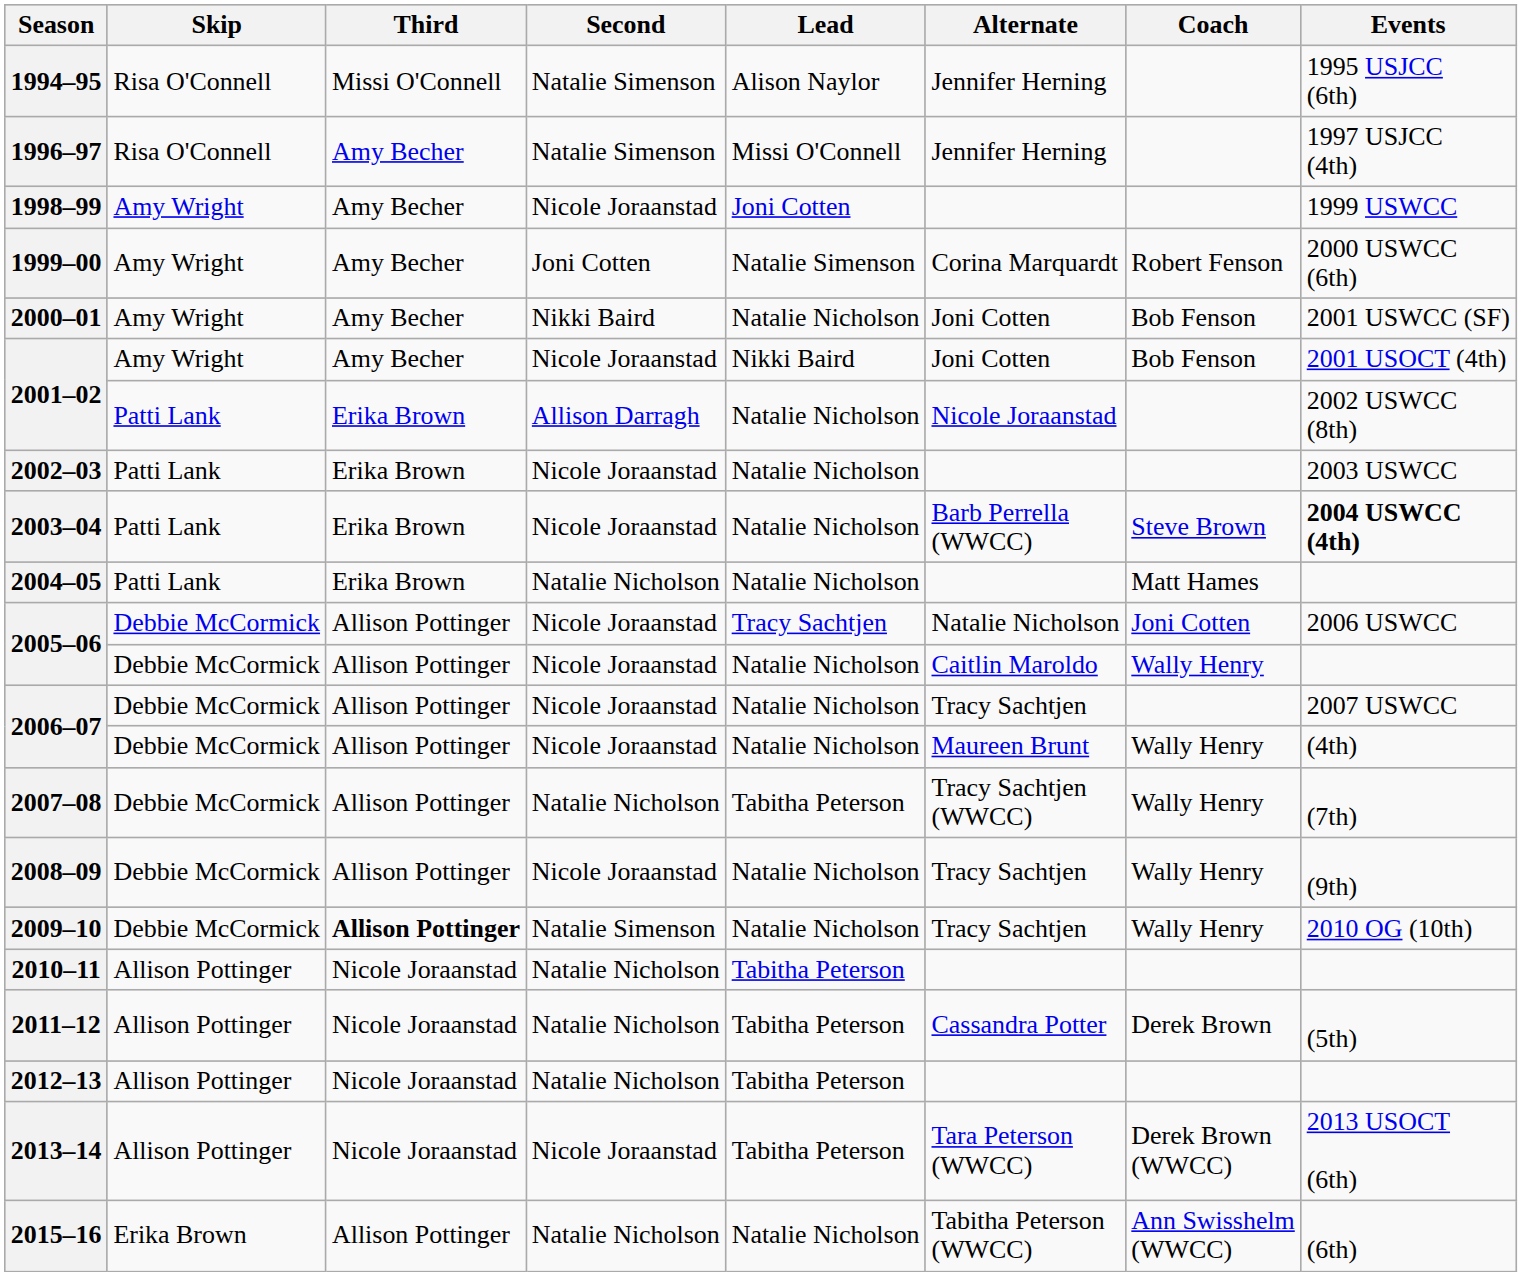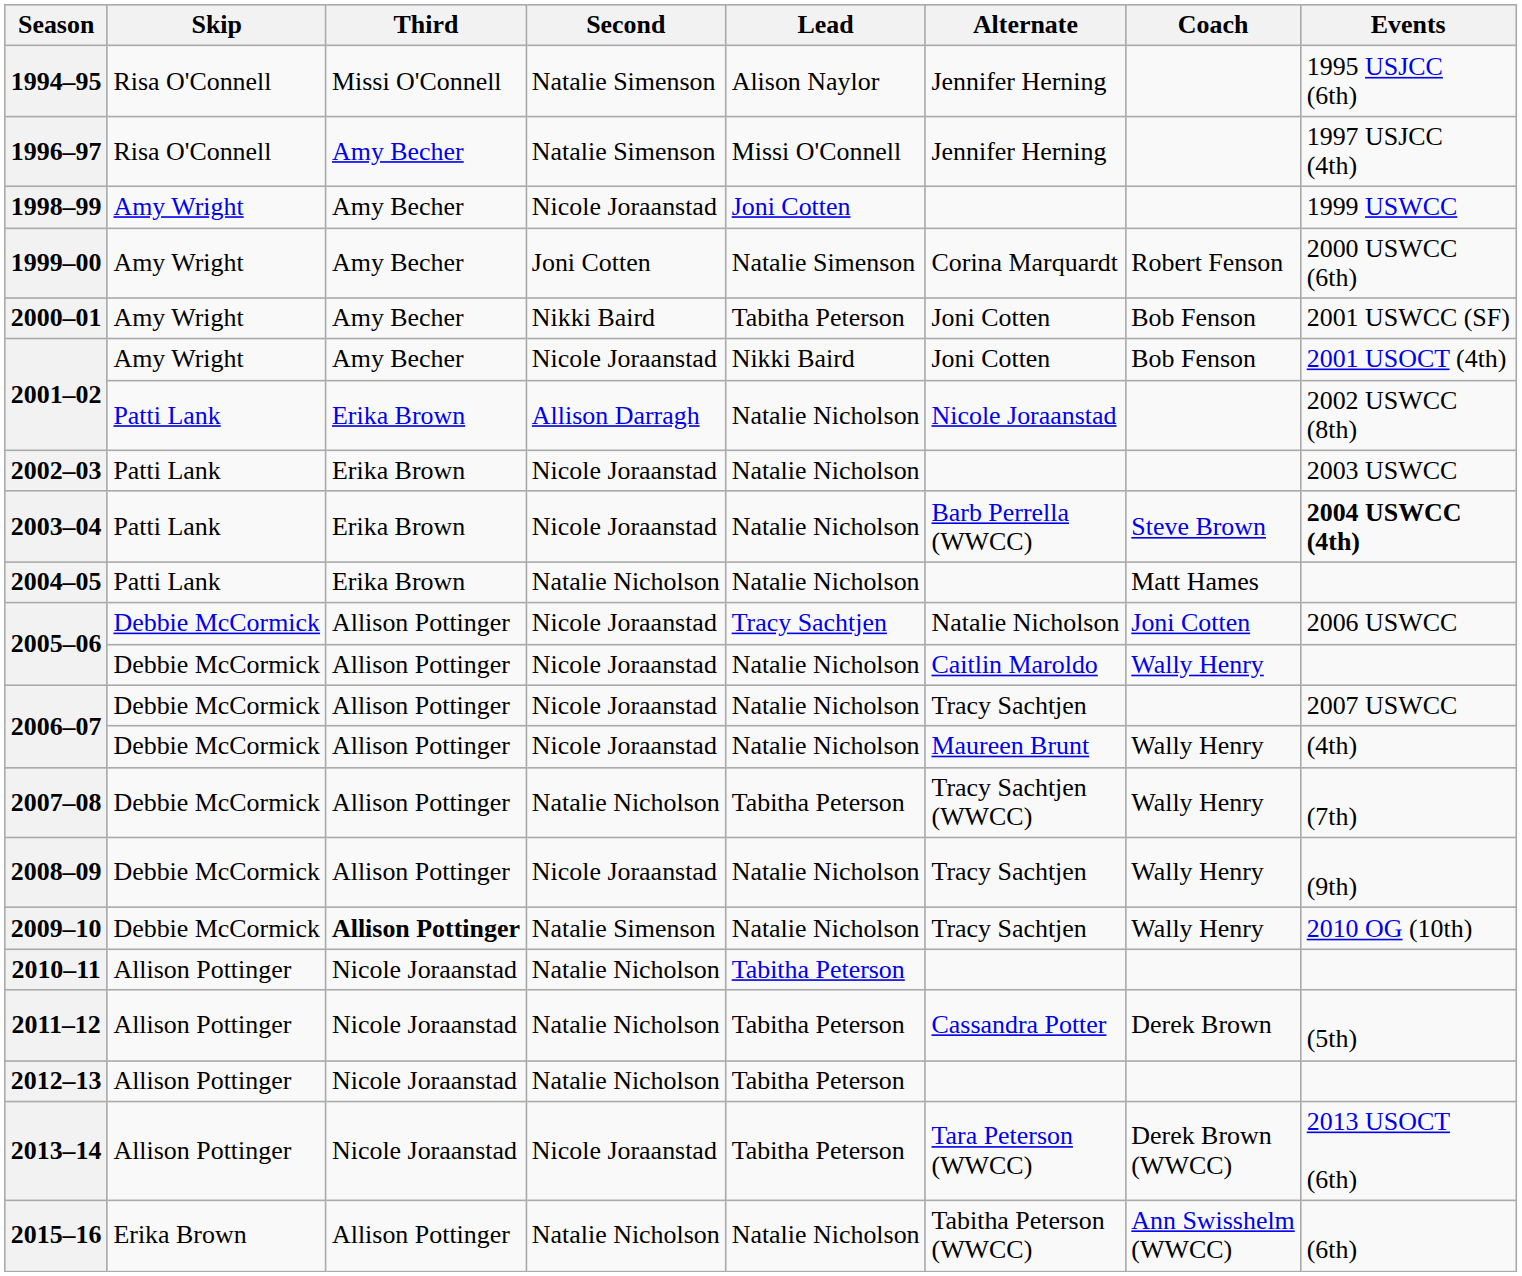(826, 318) Natalie Nicholson -> (818, 318) Tabitha Peterson
